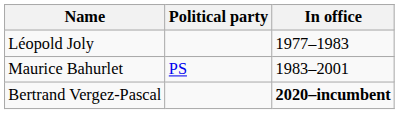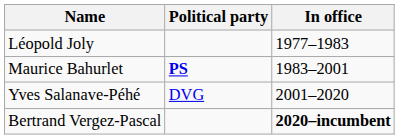(178, 69) normal -> (178, 69) bold
+ row: (74, 95)
